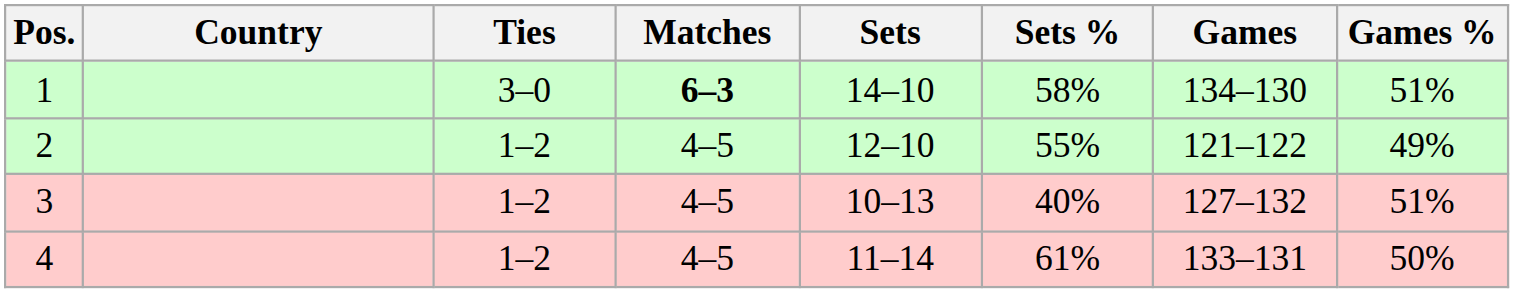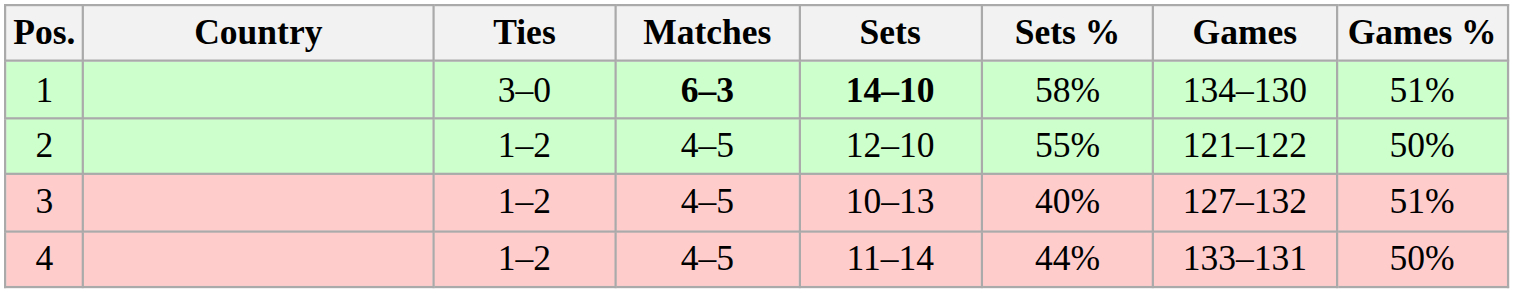(890, 88) normal -> (890, 88) bold
(1422, 145) 49% -> (1422, 145) 50%
(1068, 257) 61% -> (1068, 257) 44%
